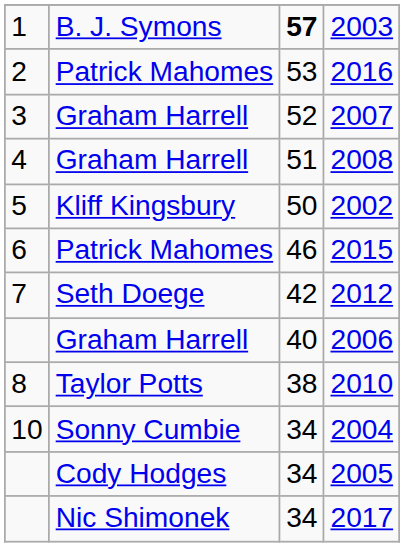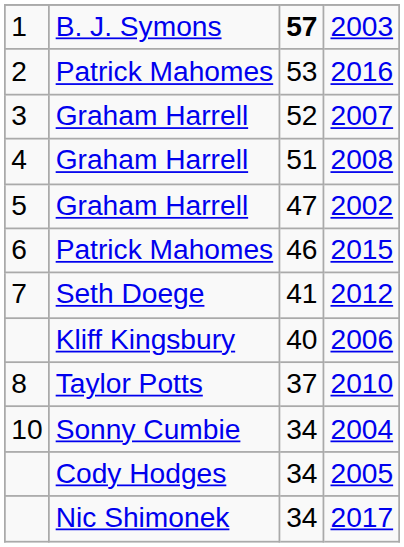(145, 205) Kliff Kingsbury -> (152, 205) Graham Harrell
(302, 205) 50 -> (302, 205) 47
(302, 294) 42 -> (302, 294) 41
(152, 339) Graham Harrell -> (145, 339) Kliff Kingsbury
(302, 384) 38 -> (302, 384) 37
